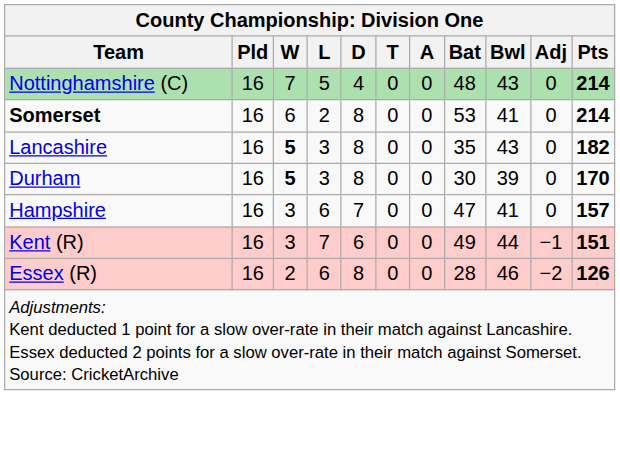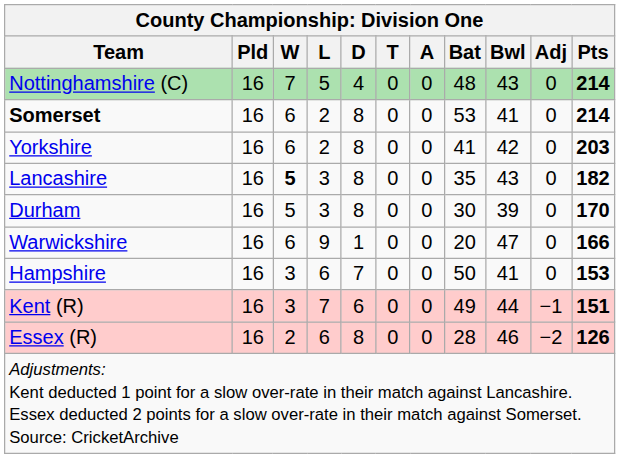+ row: (51, 147)
(290, 178) bold -> (290, 210) normal
+ row: (68, 242)
(465, 210) 47 -> (465, 274) 50
(593, 210) 157 -> (593, 274) 153
